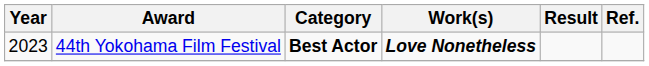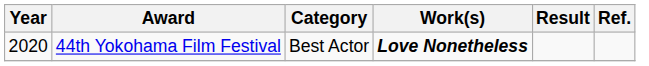(28, 46) 2023 -> (28, 46) 2020
(333, 46) bold -> (329, 46) normal
